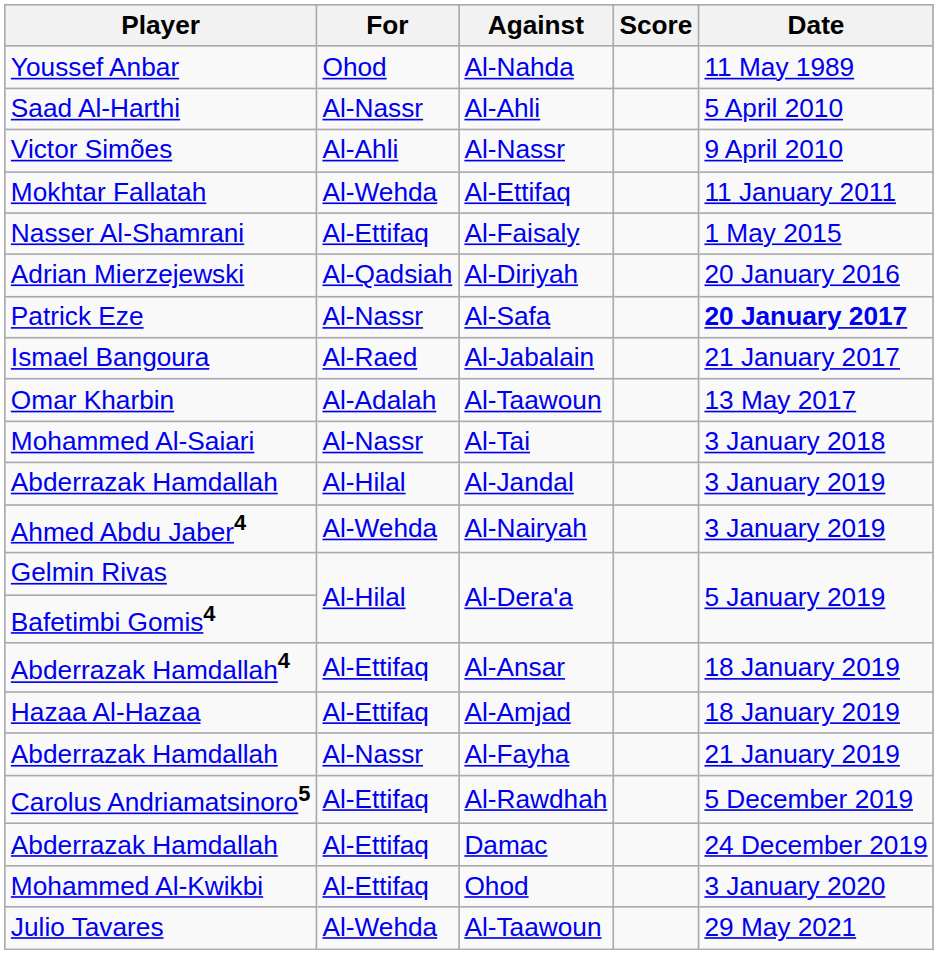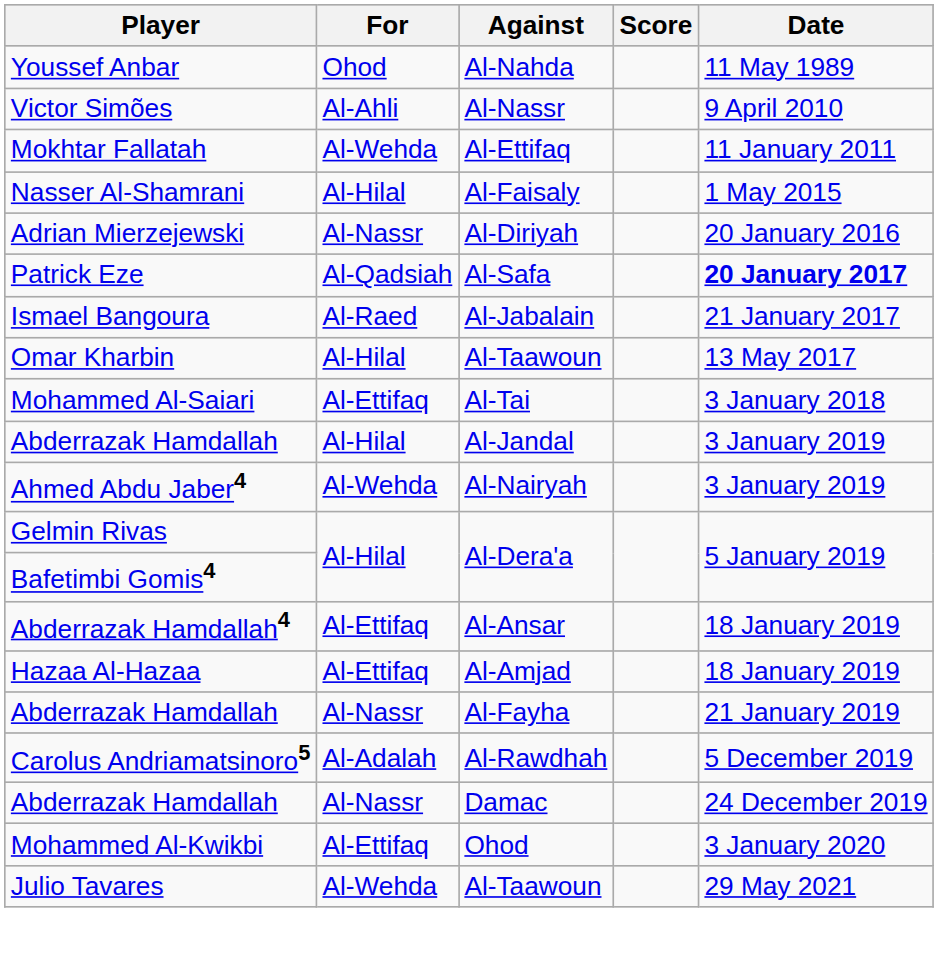- row: (95, 108)
(376, 233) Al-Ettifaq -> (364, 191) Al-Hilal
(387, 274) Al-Qadsiah -> (373, 233) Al-Nassr
(373, 316) Al-Nassr -> (387, 274) Al-Qadsiah
(379, 399) Al-Adalah -> (364, 358) Al-Hilal
(373, 441) Al-Nassr -> (376, 399) Al-Ettifaq
(376, 799) Al-Ettifaq -> (379, 757) Al-Adalah
(376, 844) Al-Ettifaq -> (373, 802) Al-Nassr
